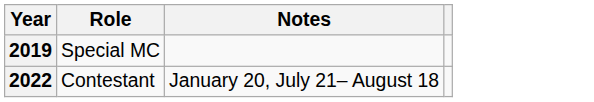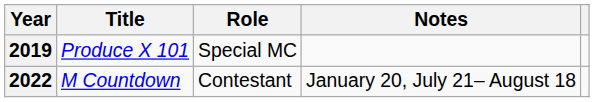+ column: (125, 19)
